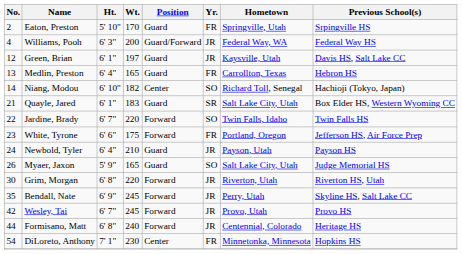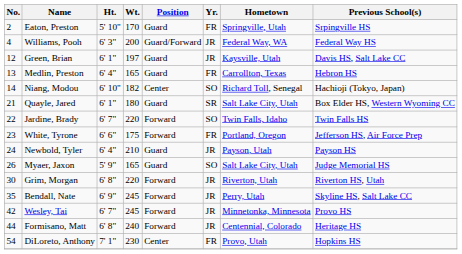(132, 104) 183 -> (132, 104) 180
(245, 211) Provo, Utah -> (266, 211) Minnetonka, Minnesota
(266, 241) Minnetonka, Minnesota -> (245, 241) Provo, Utah
